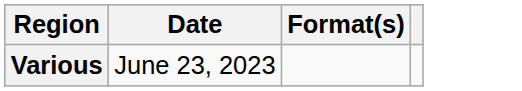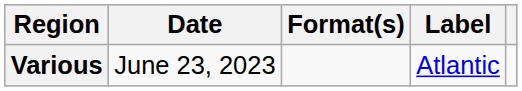+ column: (458, 24)
